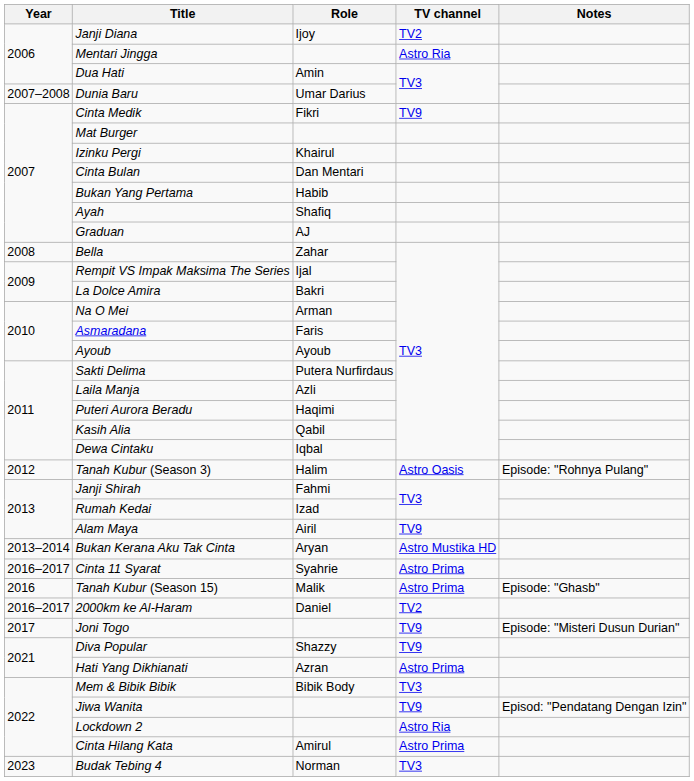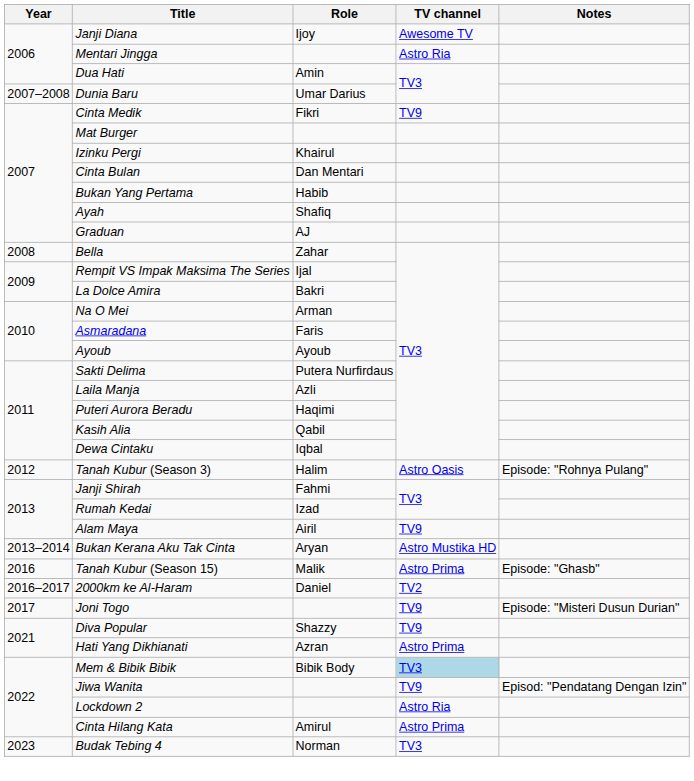(411, 34) TV2 -> (436, 34) Awesome TV
- row: (118, 568)
(411, 687) no background -> (411, 667) lightblue background
